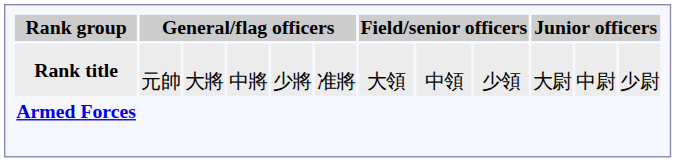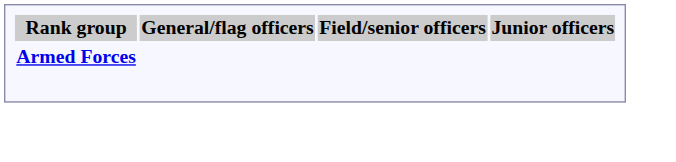- row: (76, 69)
